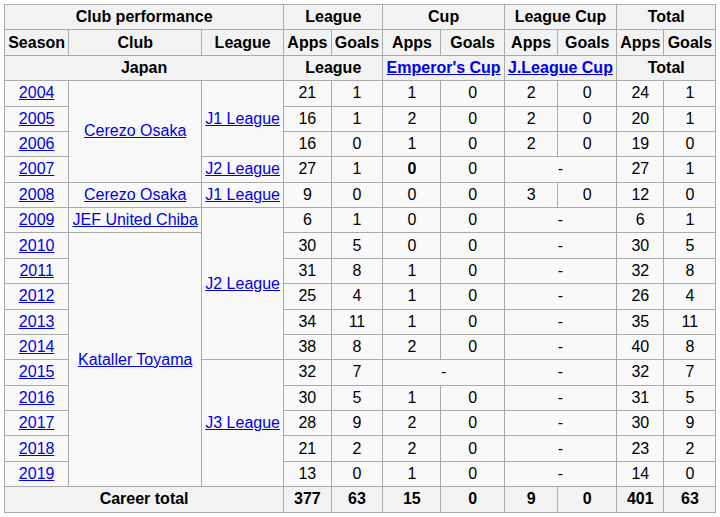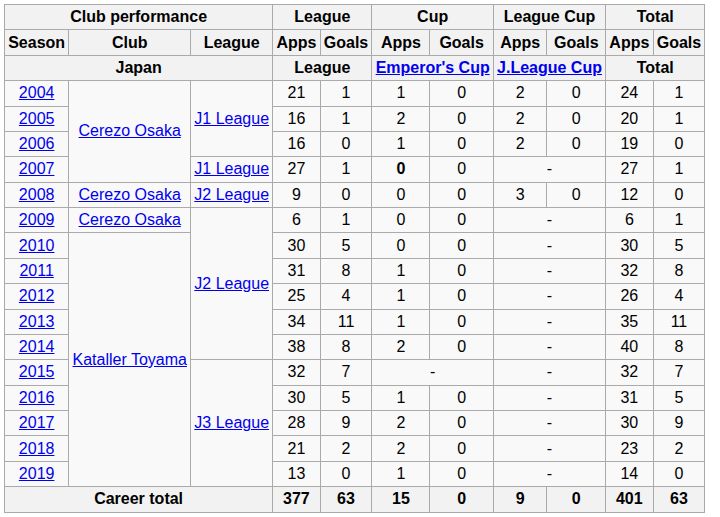(243, 169) J2 League -> (232, 169) J1 League
(243, 194) J1 League -> (232, 194) J2 League
(135, 220) JEF United Chiba -> (130, 220) Cerezo Osaka
